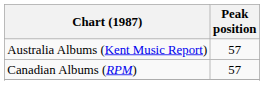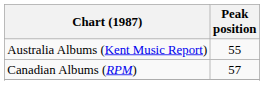(235, 49) 57 -> (235, 49) 55
